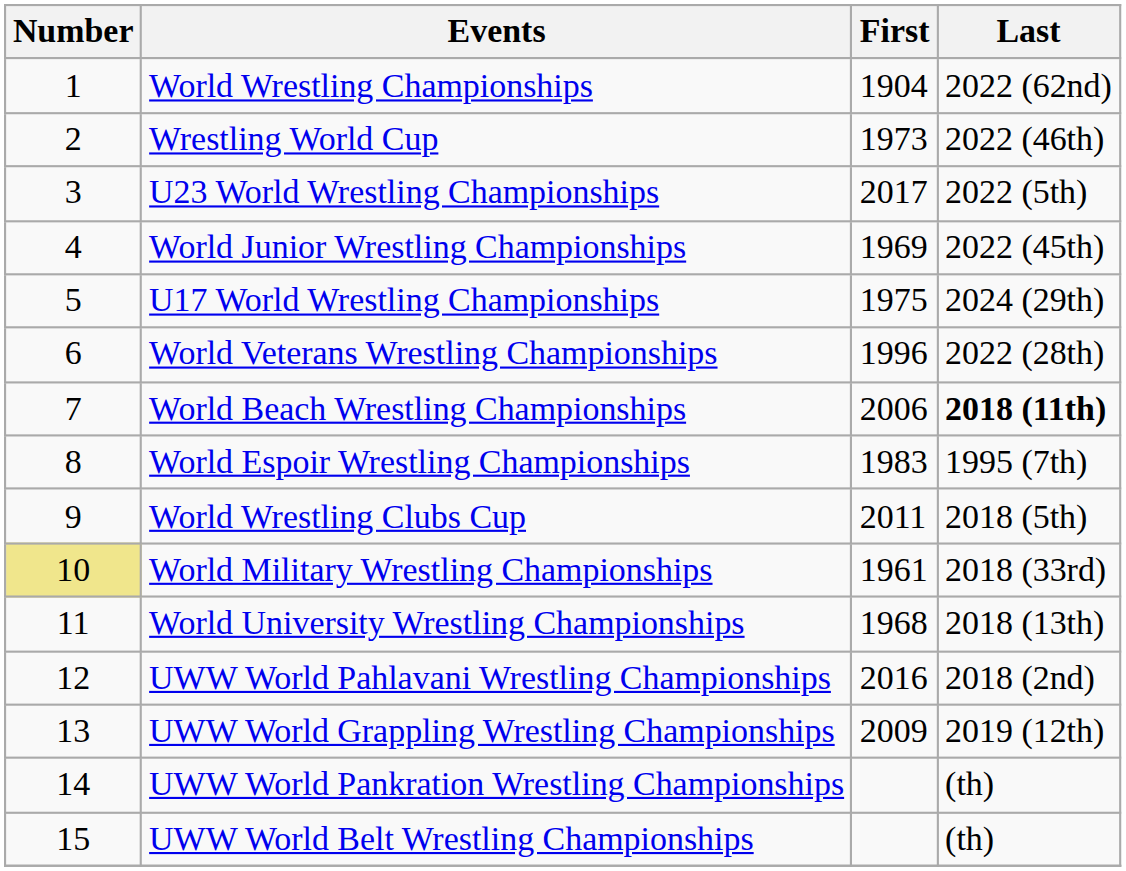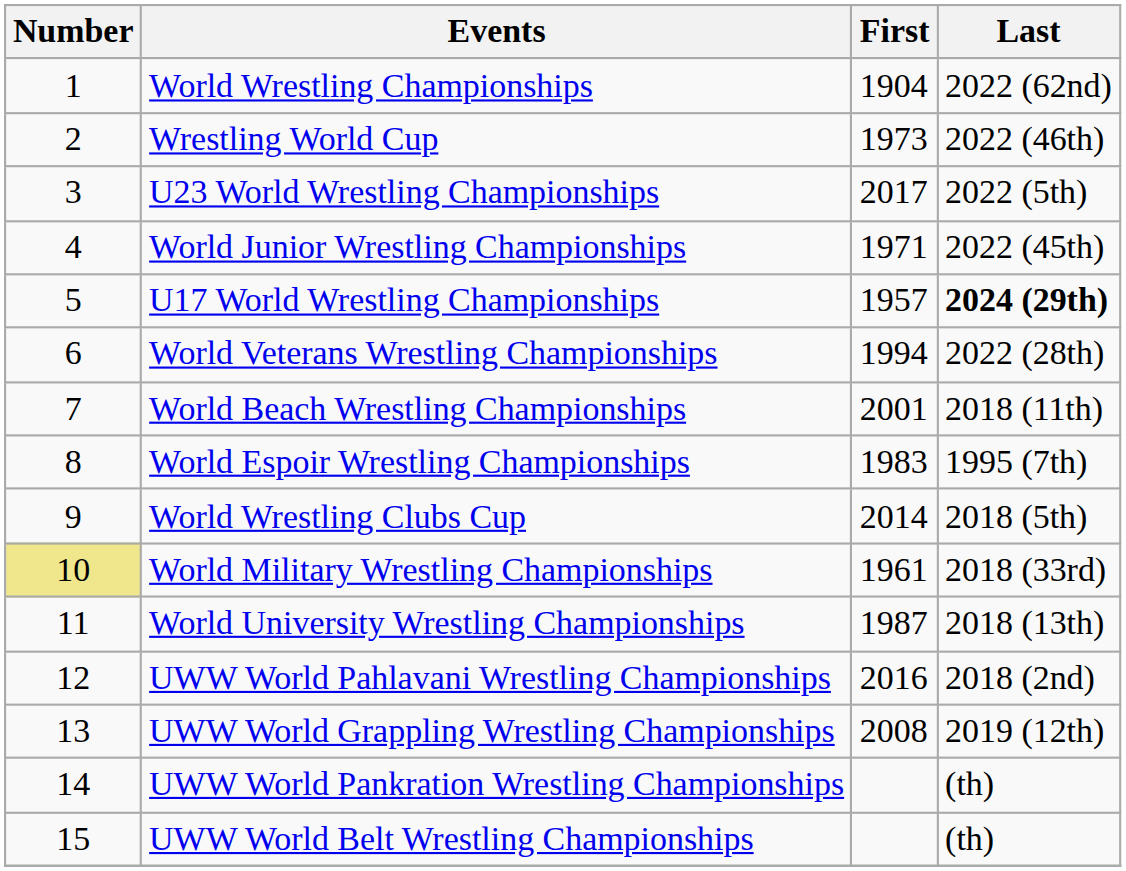(894, 246) 1969 -> (894, 246) 1971
(894, 300) 1975 -> (894, 300) 1957
(1025, 300) normal -> (1027, 300) bold
(894, 354) 1996 -> (894, 354) 1994
(894, 407) 2006 -> (894, 407) 2001
(1026, 407) bold -> (1024, 407) normal
(893, 515) 2011 -> (894, 515) 2014
(894, 623) 1968 -> (894, 623) 1987
(894, 730) 2009 -> (894, 730) 2008
